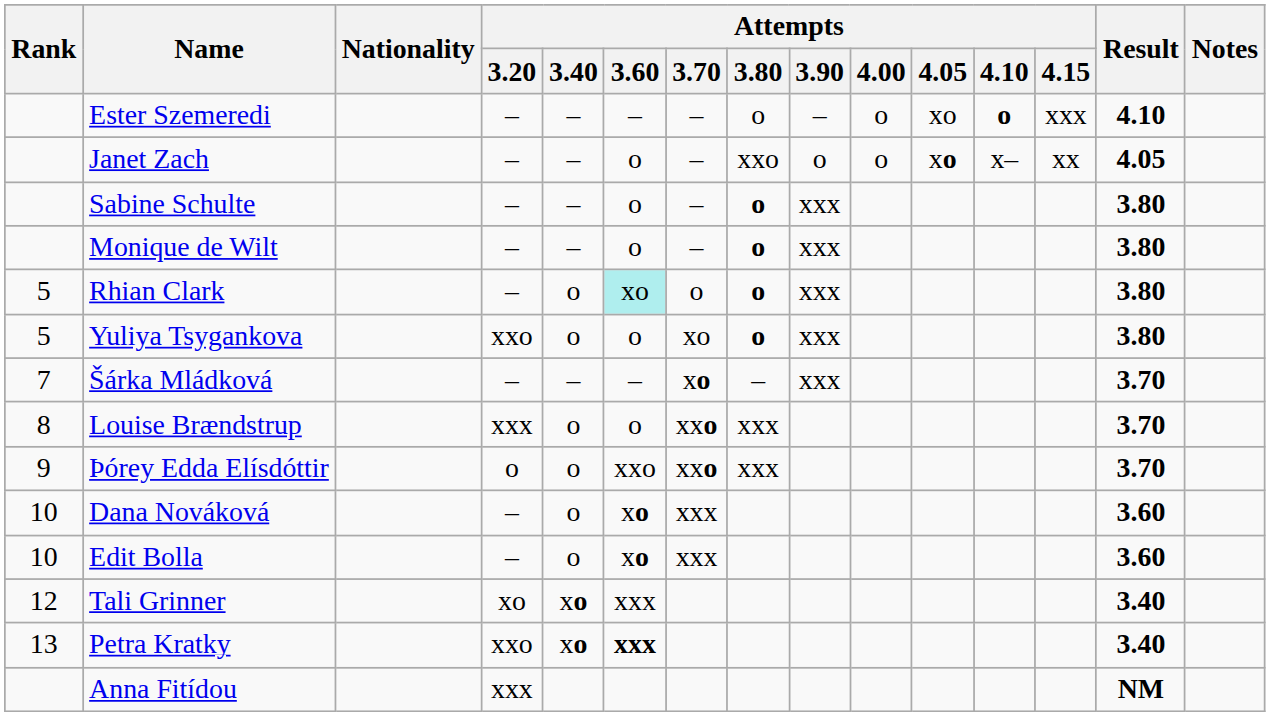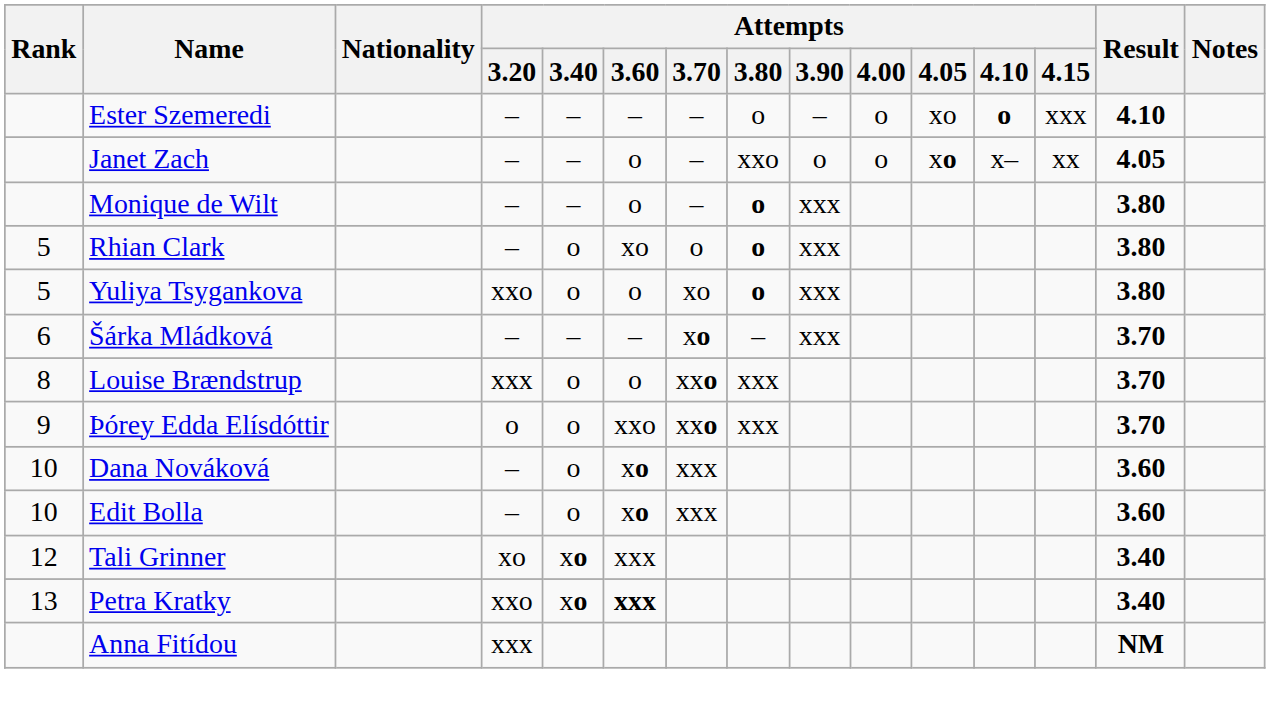- row: (172, 203)
(635, 291) paleturquoise background -> (635, 247) no background
(44, 379) 7 -> (44, 335) 6
